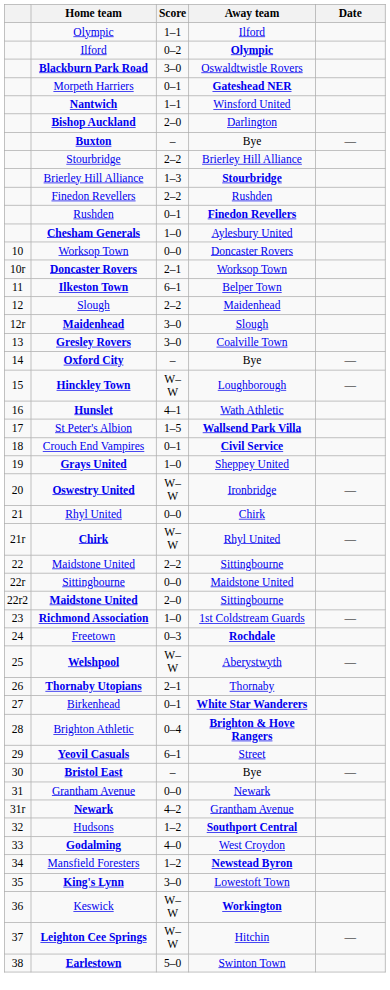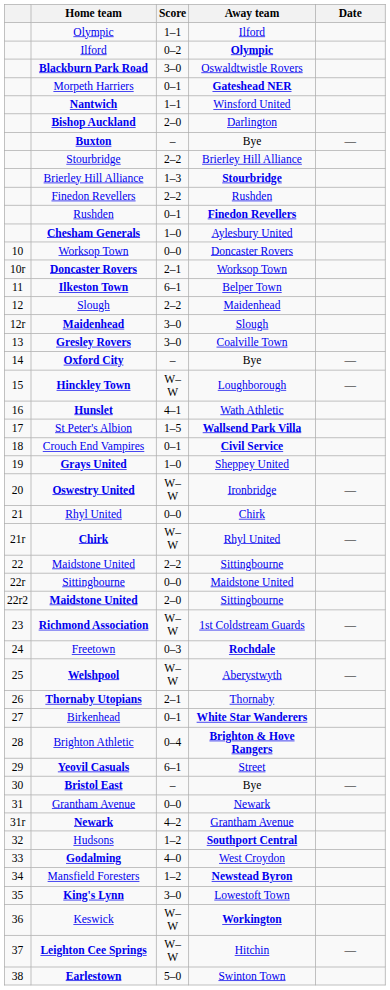(173, 618) 1–0 -> (173, 625) W–W
